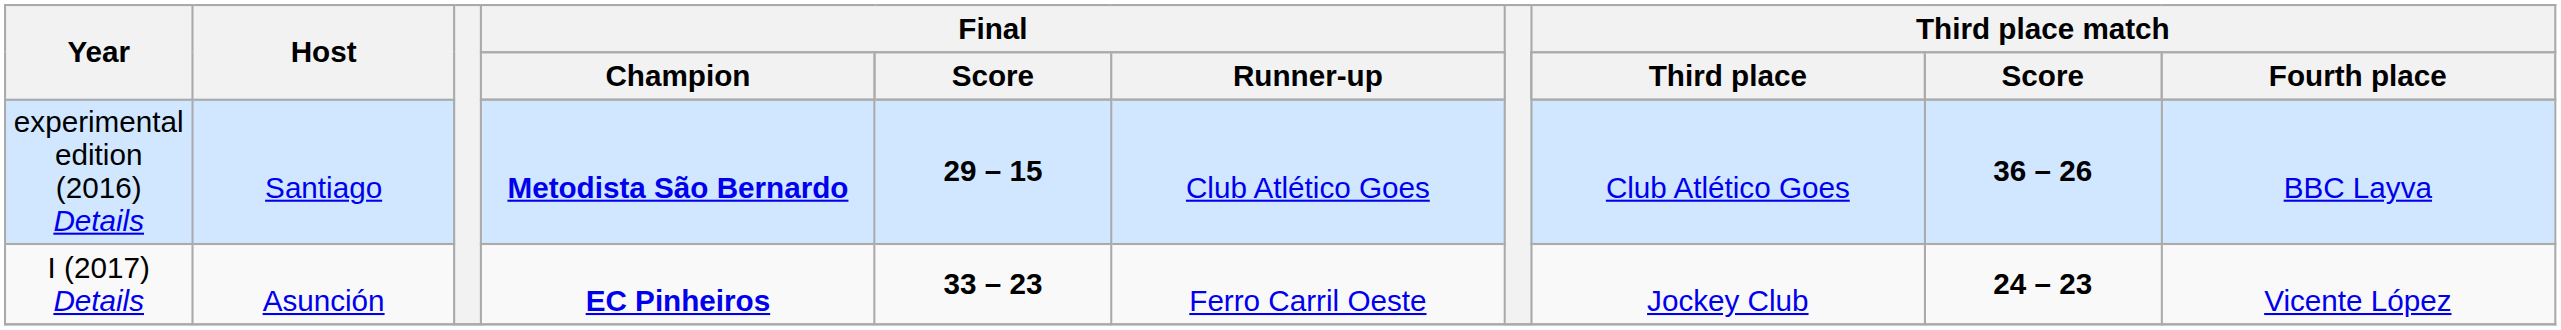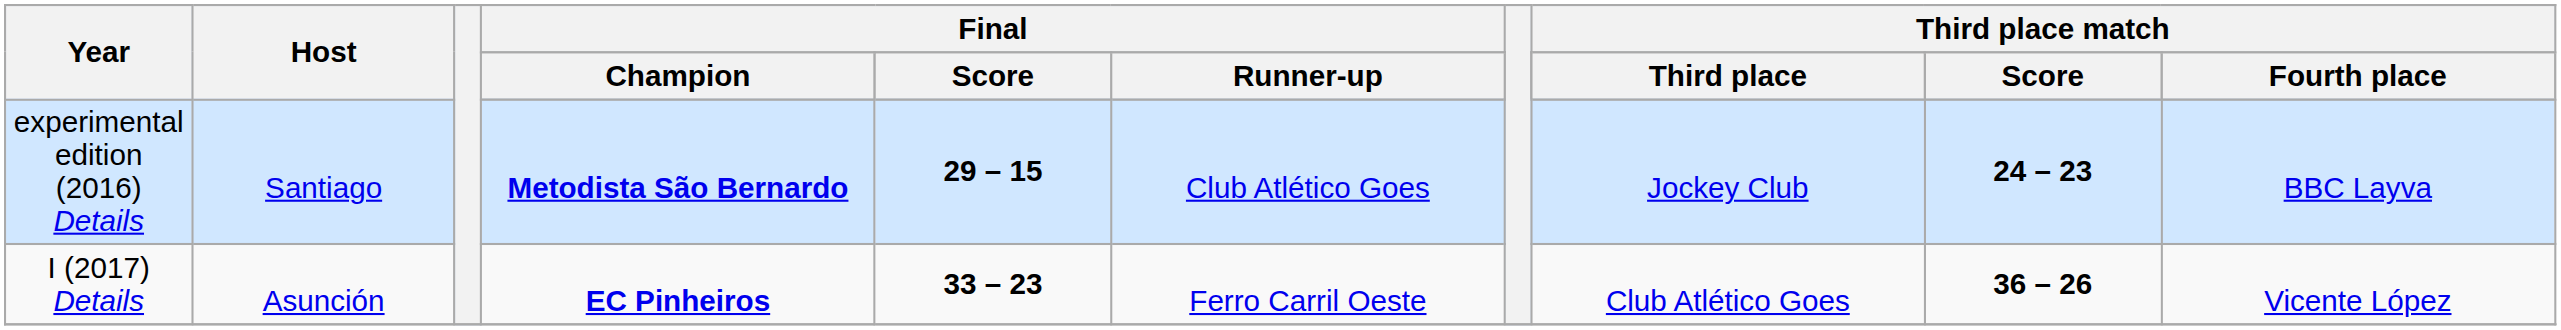(1728, 189) Club Atlético Goes -> (1728, 189) Jockey Club
(2043, 172) 36 – 26 -> (2043, 172) 24 – 23
(1728, 301) Jockey Club -> (1728, 301) Club Atlético Goes
(2043, 285) 24 – 23 -> (2043, 285) 36 – 26
